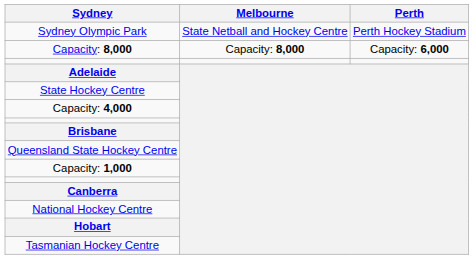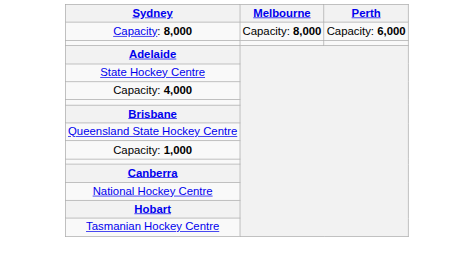- row: (92, 31)
